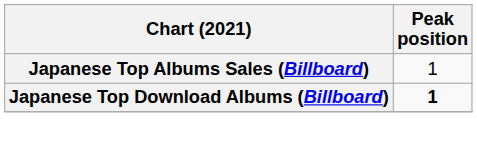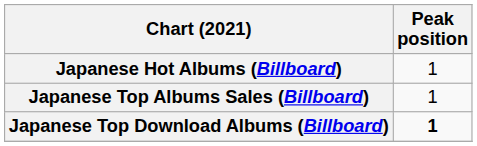+ row: (199, 68)
